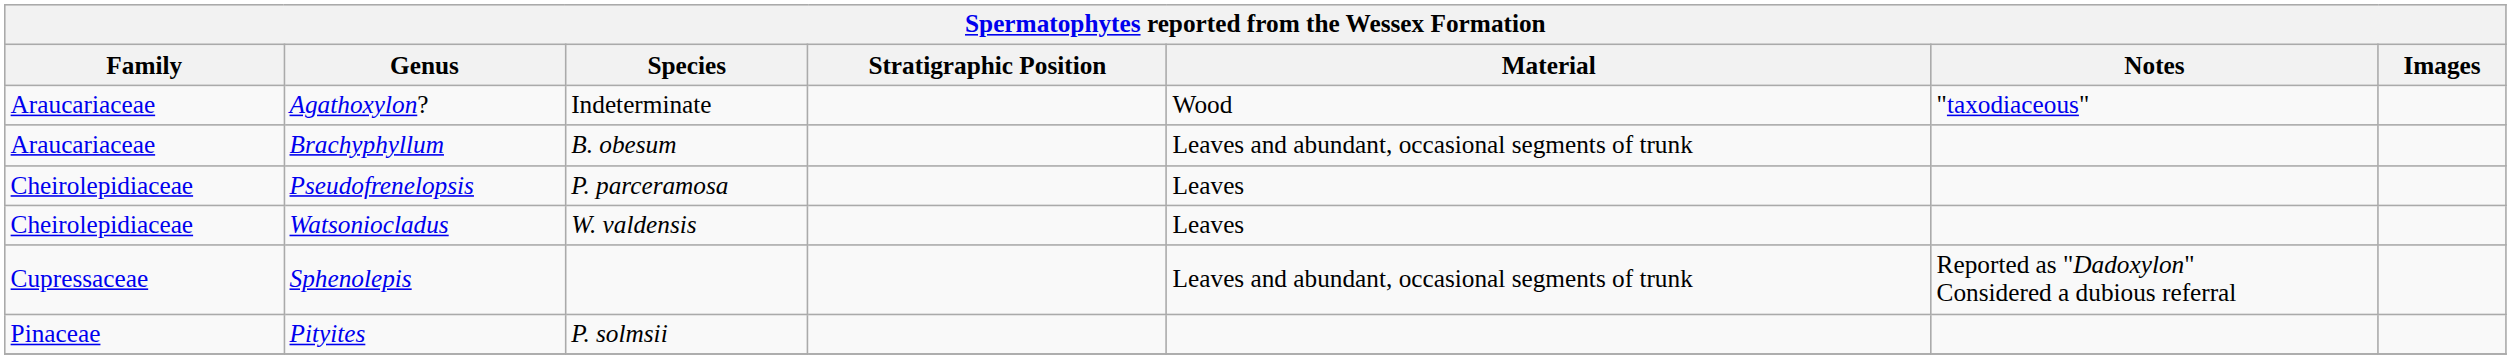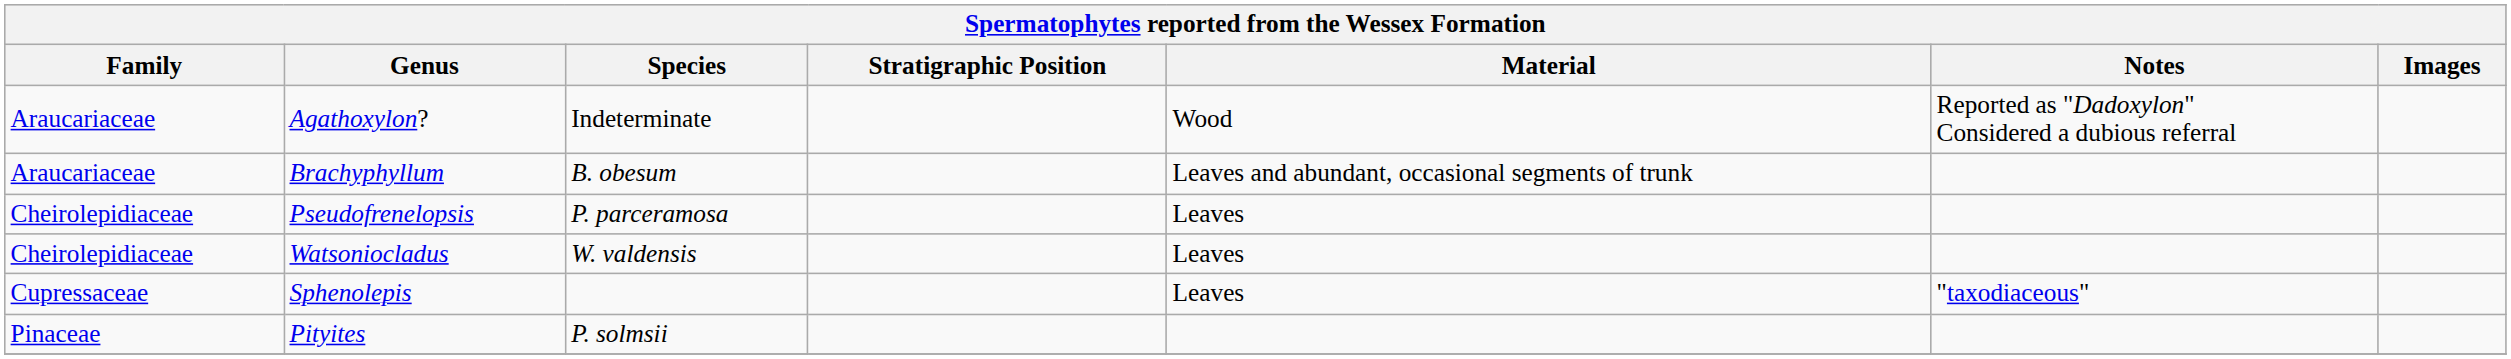(2013, 104) "taxodiaceous" -> (2086, 118) Reported as "Dadoxylon" Considered a dubious referral
(1433, 279) Leaves and abundant, occasional segments of trunk -> (1208, 293) Leaves
(2086, 279) Reported as "Dadoxylon" Considered a dubious referral -> (2013, 293) "taxodiaceous"
